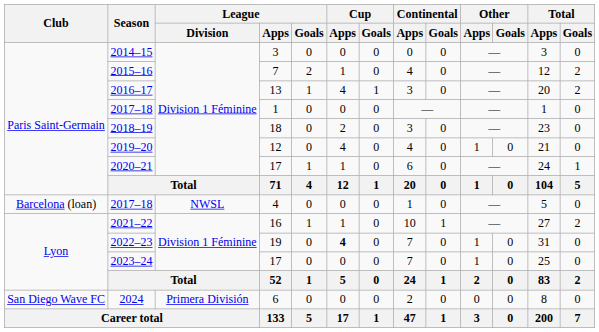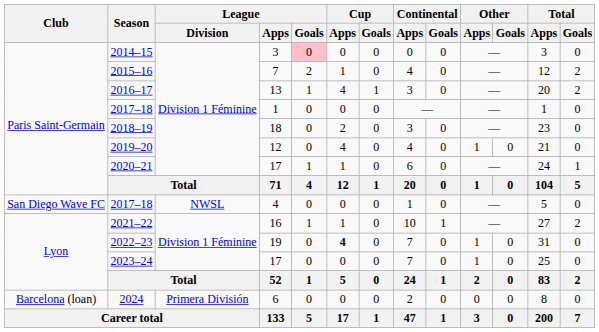(309, 52) no background -> (309, 52) pink background
(56, 204) Barcelona (loan) -> (56, 204) San Diego Wave FC
(56, 299) San Diego Wave FC -> (56, 299) Barcelona (loan)
